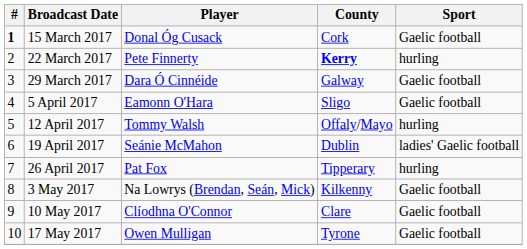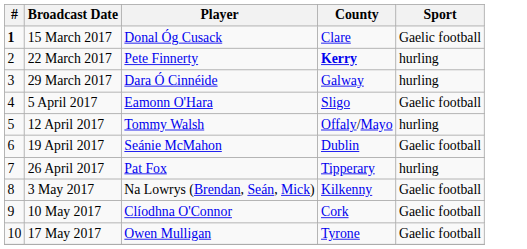(335, 37) Cork -> (336, 37) Clare
(440, 80) Gaelic football -> (419, 80) hurling
(459, 146) ladies' Gaelic football -> (440, 146) Gaelic football
(336, 211) Clare -> (335, 211) Cork
